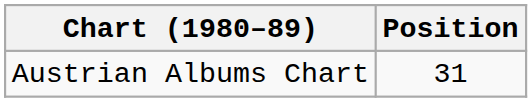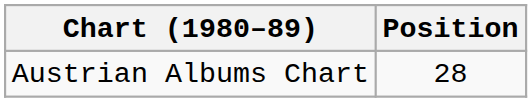(451, 74) 31 -> (451, 74) 28
